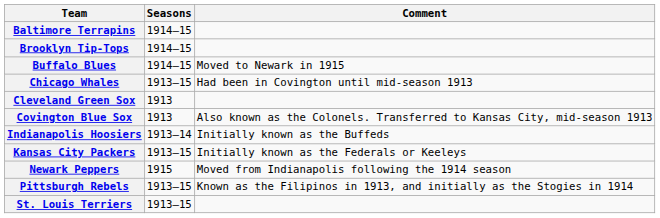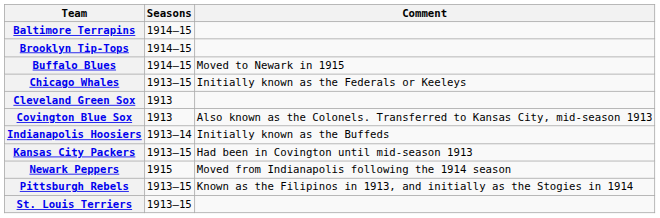(335, 83) Had been in Covington until mid-season 1913 -> (332, 83) Initially known as the Federals or Keeleys
(332, 152) Initially known as the Federals or Keeleys -> (335, 152) Had been in Covington until mid-season 1913
